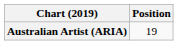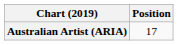(151, 31) 19 -> (151, 31) 17
